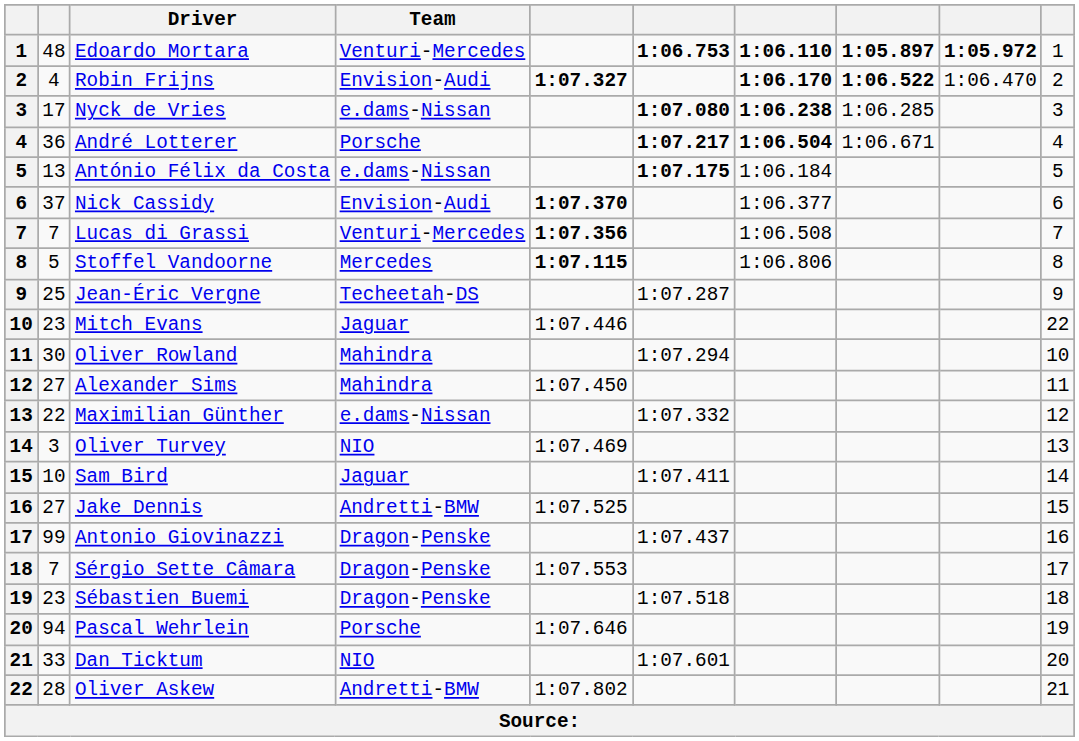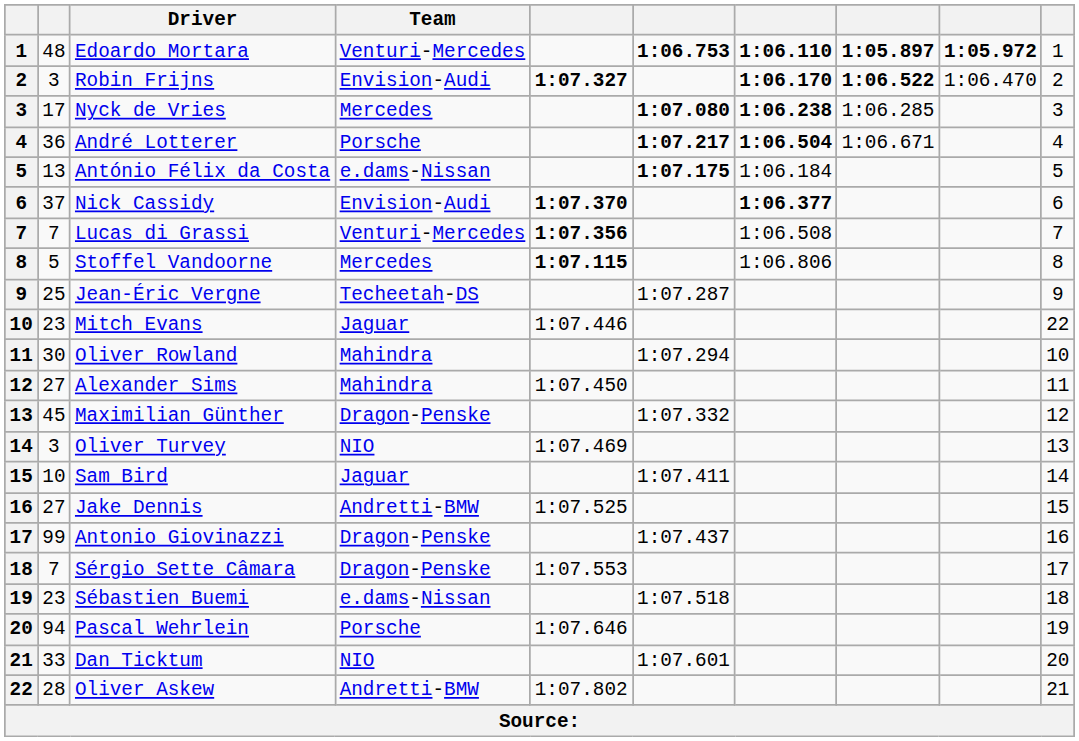(54, 81) 4 -> (54, 81) 3
(415, 112) e.dams-Nissan -> (386, 112) Mercedes
(786, 203) normal -> (786, 203) bold
(54, 416) 22 -> (54, 416) 45
(415, 416) e.dams-Nissan -> (415, 416) Dragon-Penske
(415, 599) Dragon-Penske -> (415, 599) e.dams-Nissan
